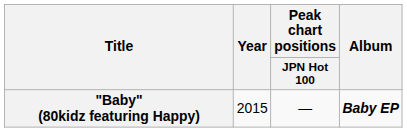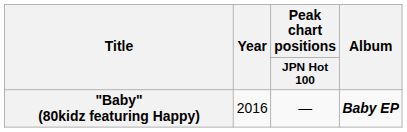(252, 108) 2015 -> (252, 108) 2016
